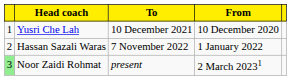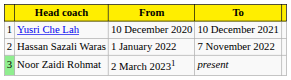columns swapped: (238, 13) <-> (152, 13)
